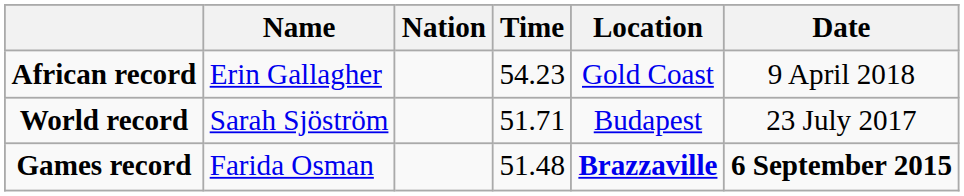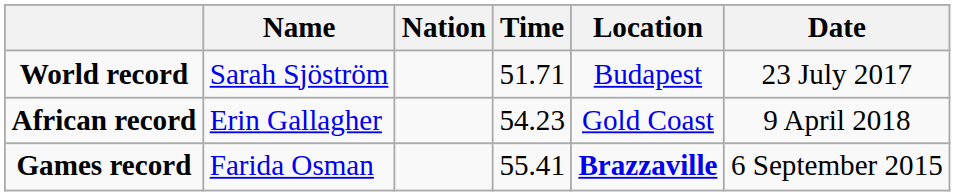rows swapped: (104, 119) <-> (104, 73)
(532, 166) 51.48 -> (532, 166) 55.41
(841, 166) bold -> (837, 166) normal
